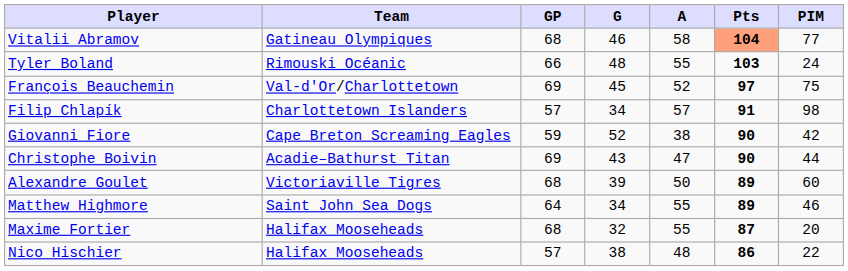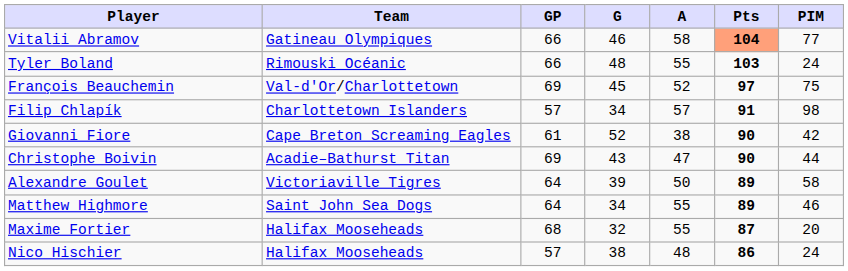(553, 40) 68 -> (553, 40) 66
(553, 135) 59 -> (553, 135) 61
(553, 183) 68 -> (553, 183) 64
(811, 183) 60 -> (811, 183) 58
(811, 254) 22 -> (811, 254) 24
